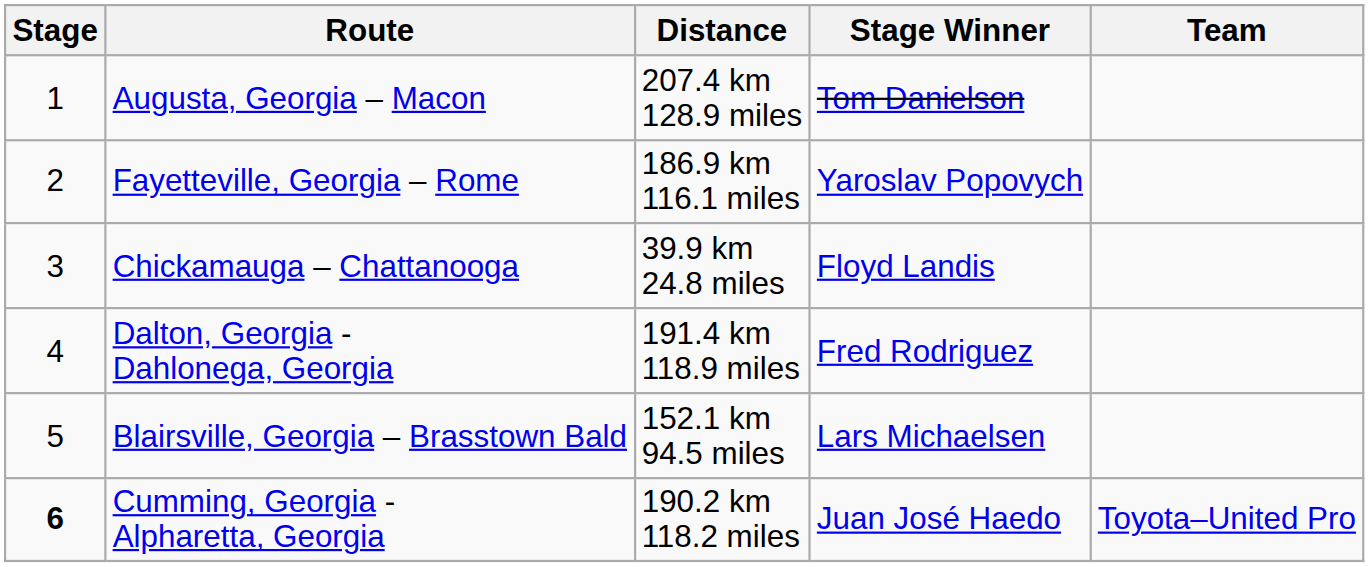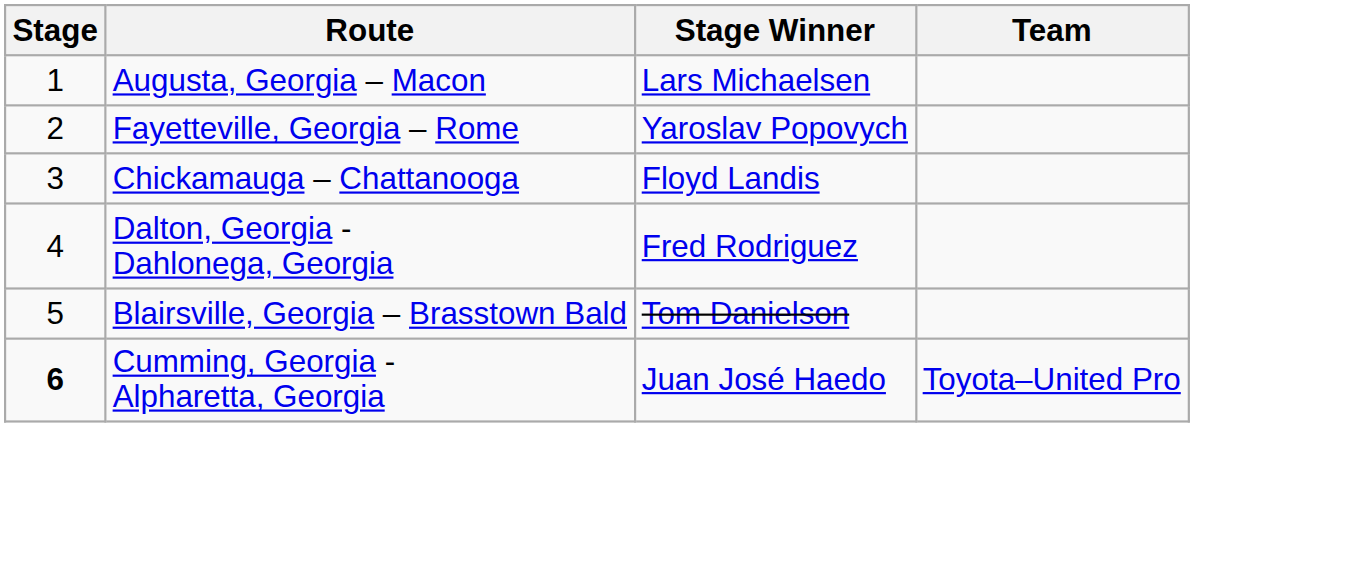- column: (722, 30)
(921, 97) Tom Danielson -> (756, 80) Lars Michaelsen
(931, 435) Lars Michaelsen -> (745, 313) Tom Danielson
